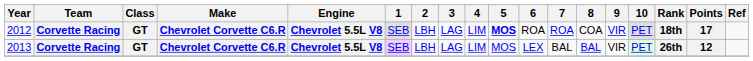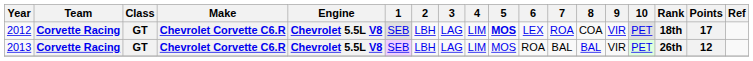(533, 31) ROA -> (533, 31) LEX
(533, 48) LEX -> (533, 48) ROA
